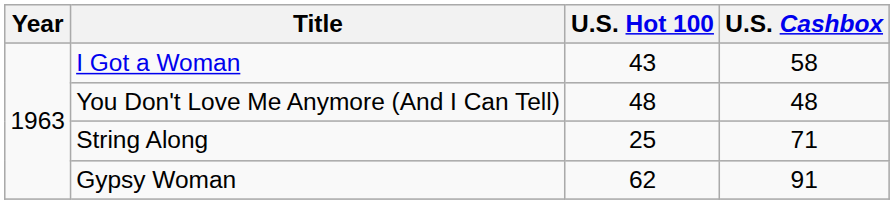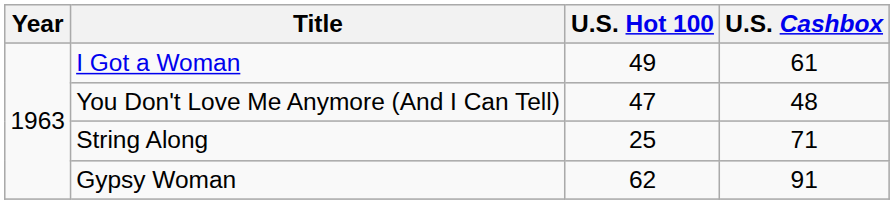(643, 62) 43 -> (643, 62) 49
(804, 62) 58 -> (804, 62) 61
(643, 101) 48 -> (643, 101) 47
